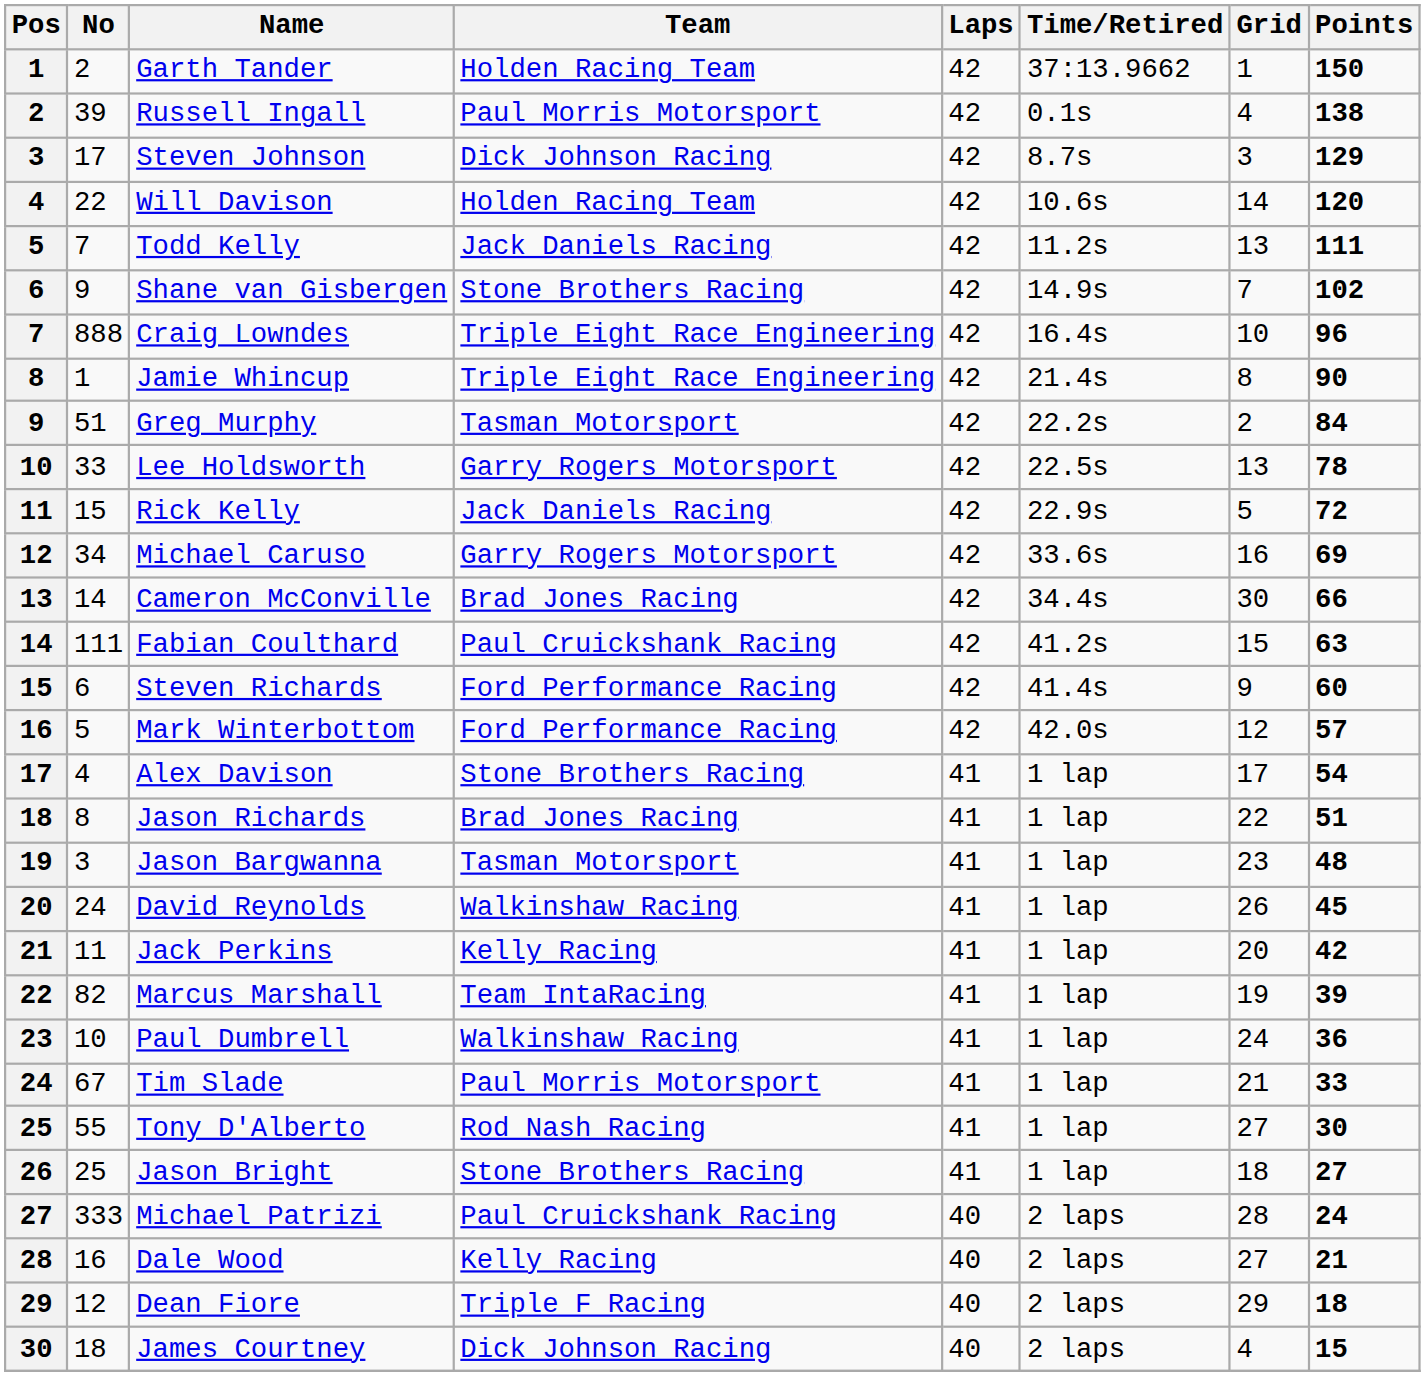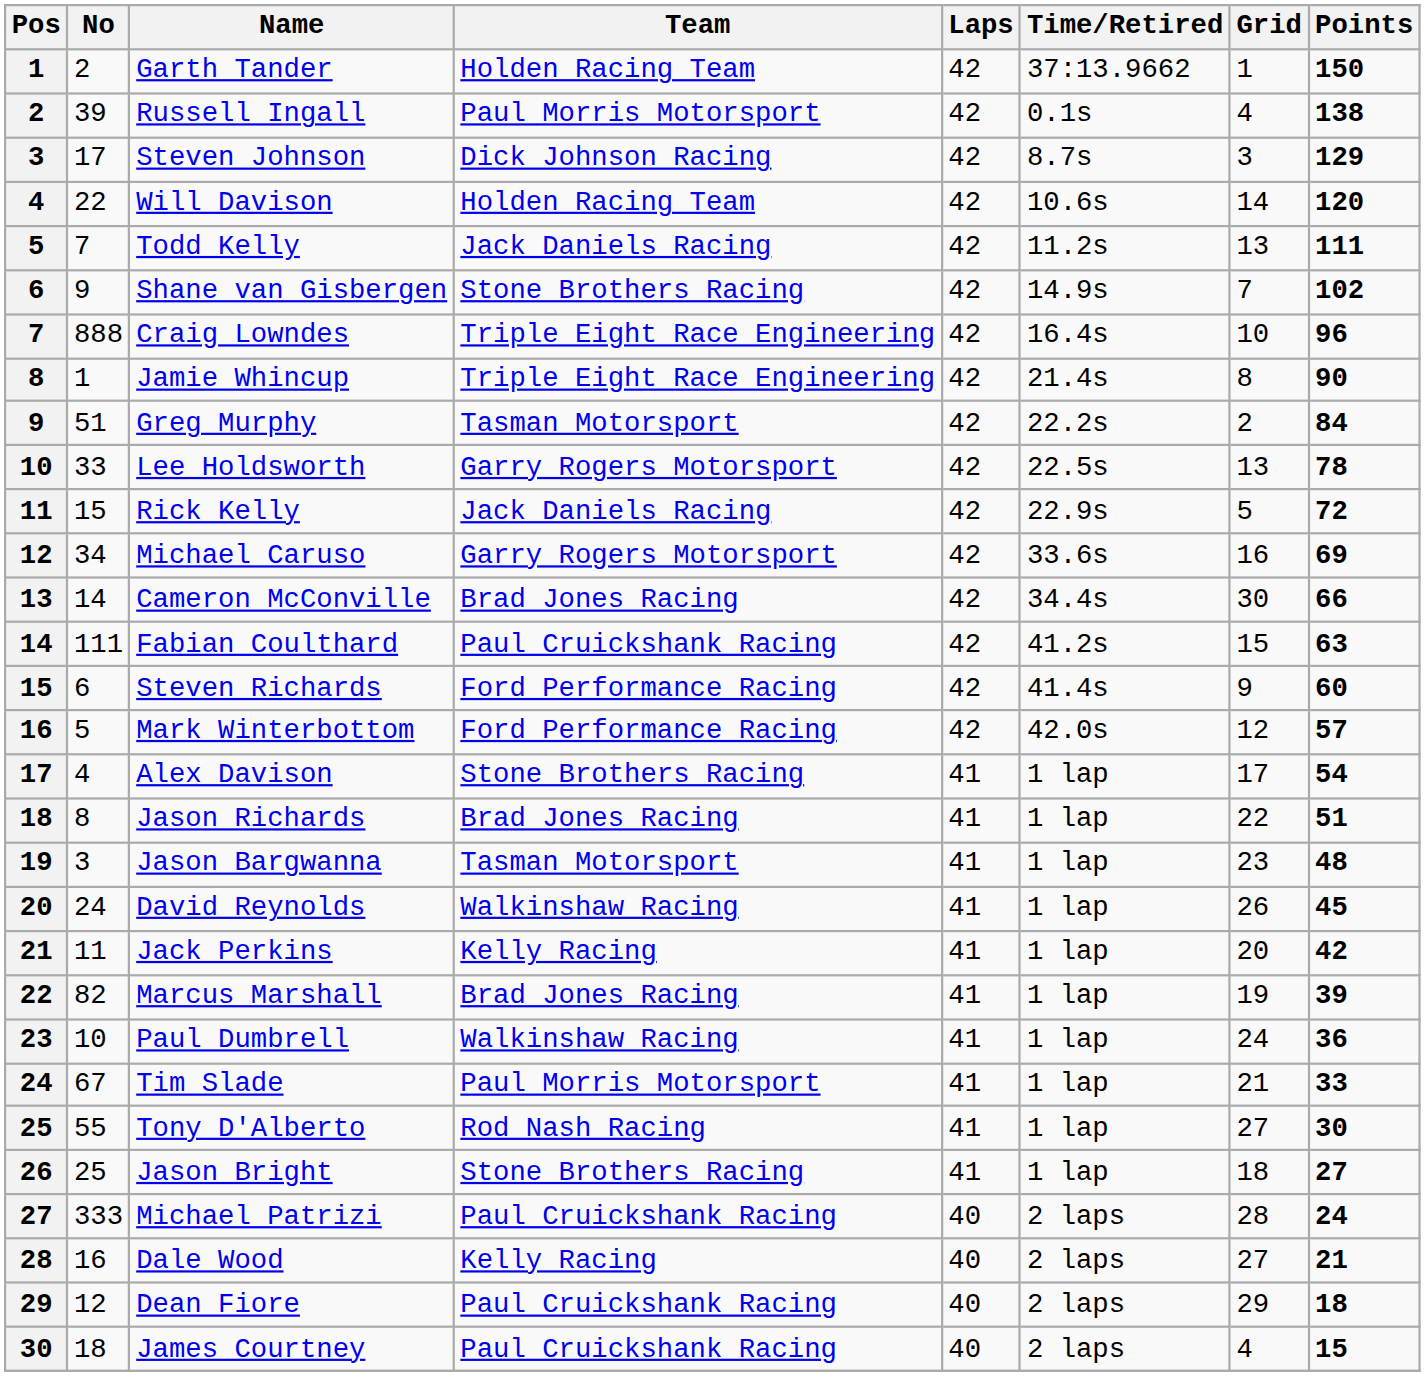(583, 997) Team IntaRacing -> (600, 997) Brad Jones Racing
(583, 1305) Triple F Racing -> (649, 1305) Paul Cruickshank Racing
(616, 1349) Dick Johnson Racing -> (649, 1349) Paul Cruickshank Racing
